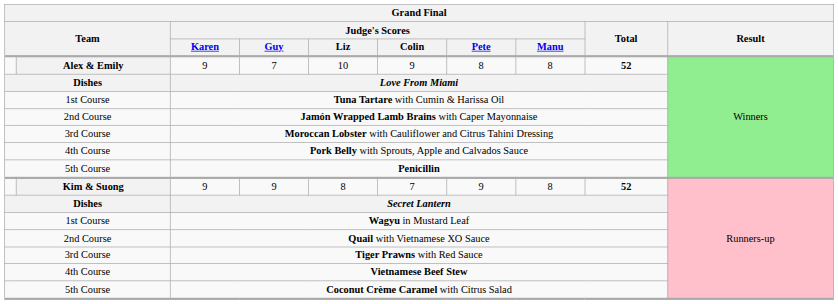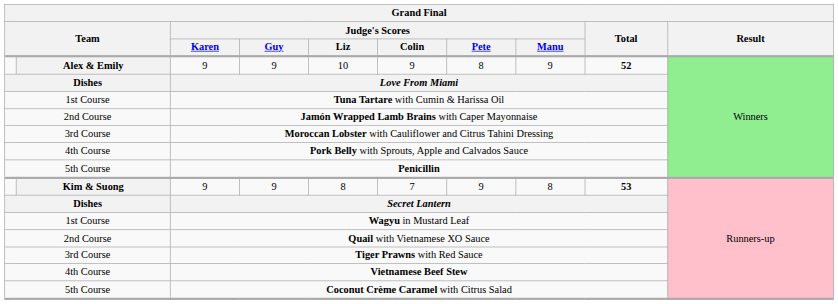(274, 66) 7 -> (274, 66) 9
(550, 66) 8 -> (550, 66) 9
(626, 187) 52 -> (626, 187) 53
